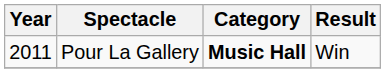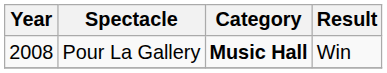(31, 51) 2011 -> (31, 51) 2008
